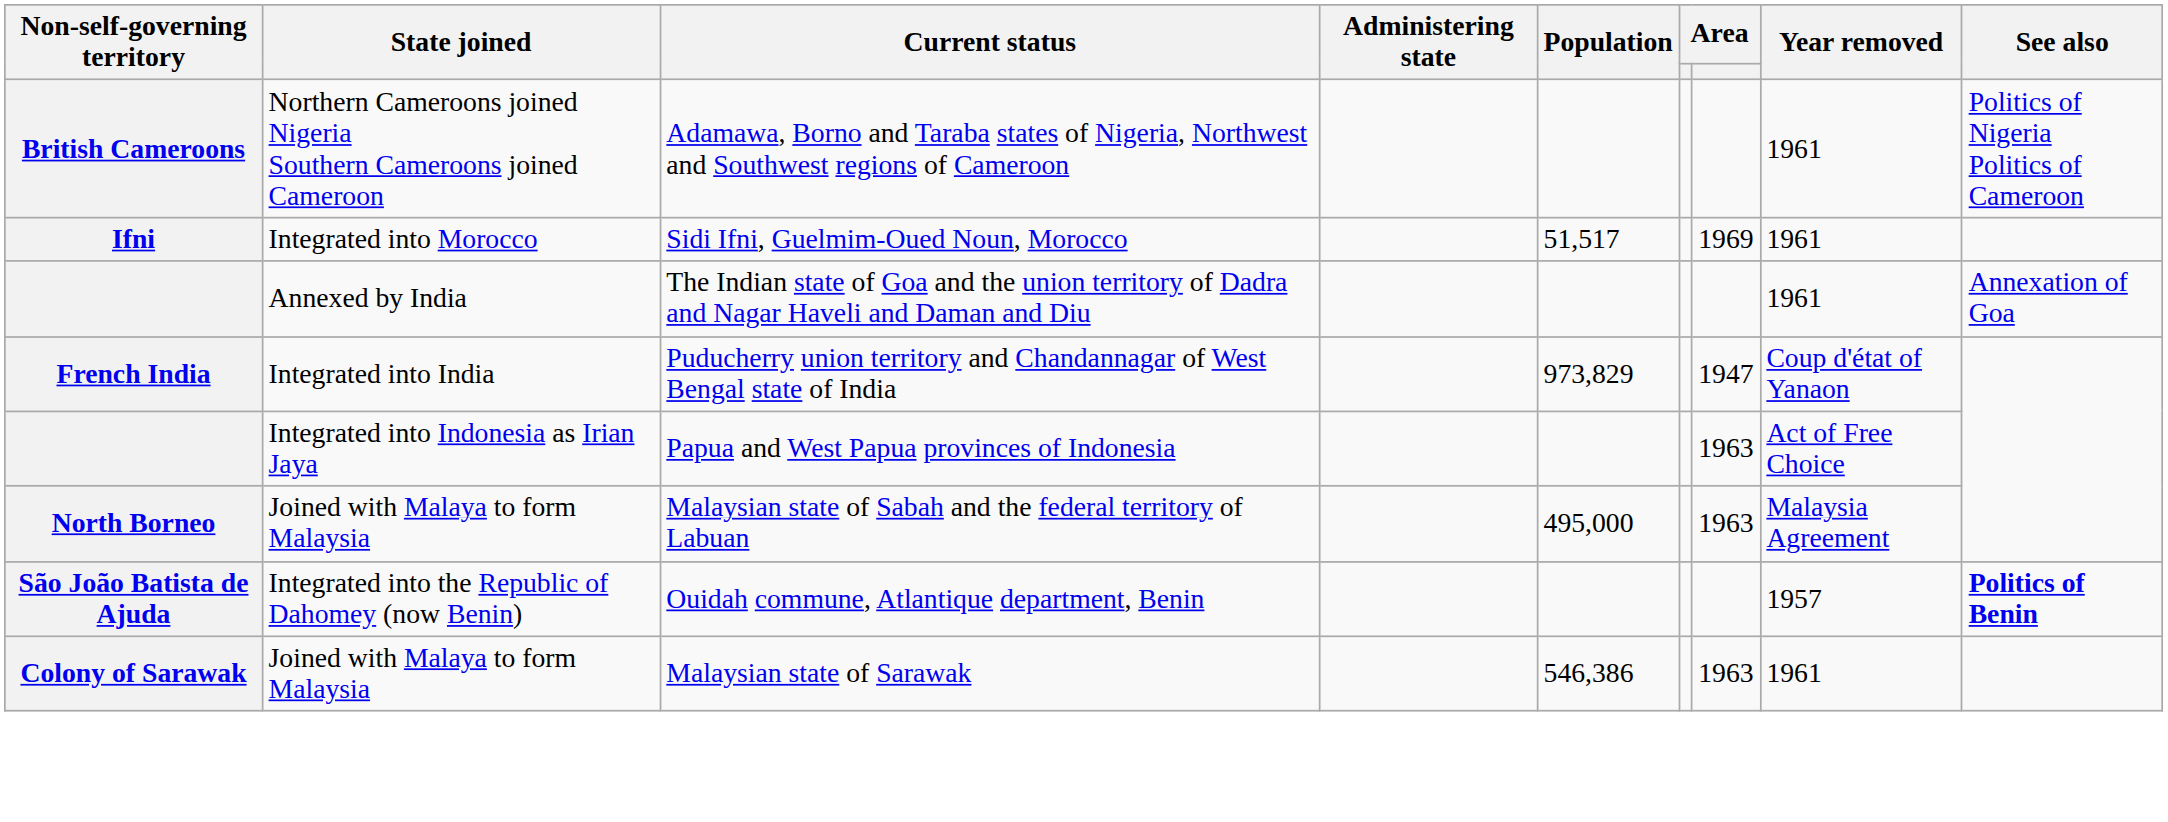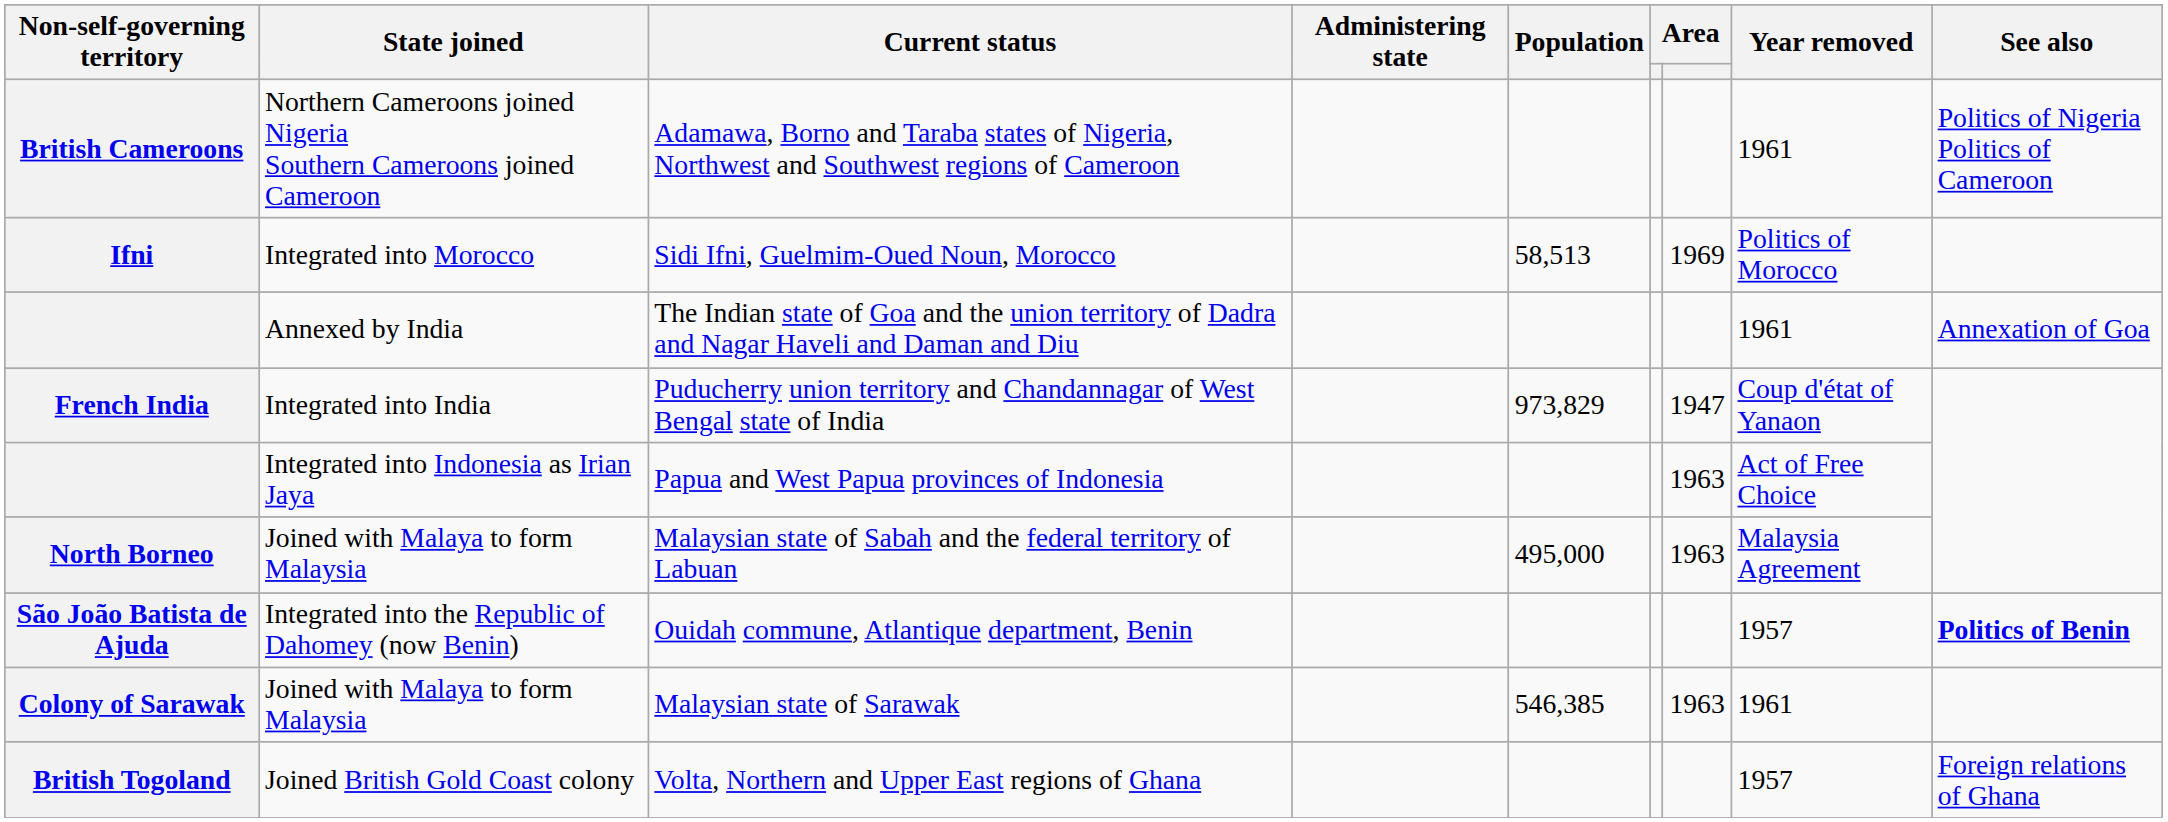(1582, 238) 51,517 -> (1553, 254) 58,513
(1794, 238) 1961 -> (1794, 254) Politics of Morocco
(1589, 673) 546,386 -> (1560, 704) 546,385
+ row: (928, 779)
